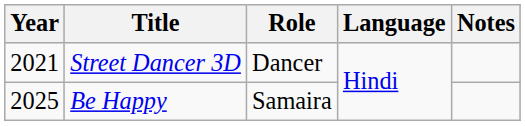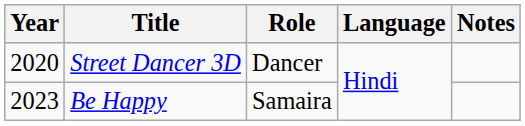(35, 62) 2021 -> (35, 62) 2020
(35, 100) 2025 -> (35, 100) 2023
